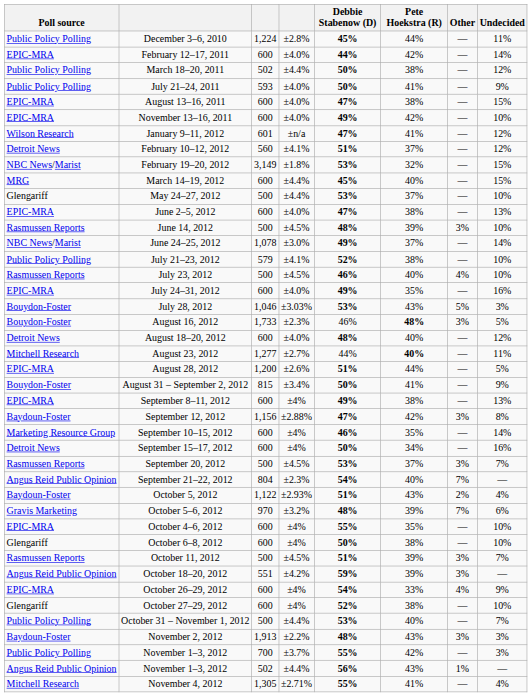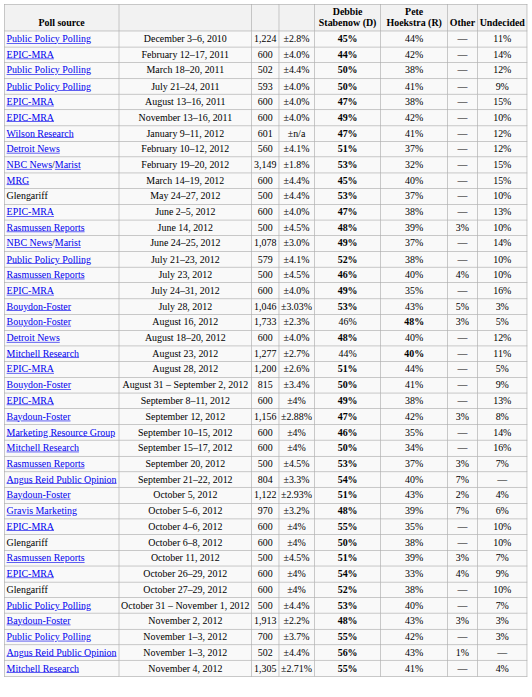(33, 448) Detroit News -> (43, 448) Mitchell Research
(296, 479) ±2.3% -> (296, 479) ±3.3%
- row: (185, 574)
